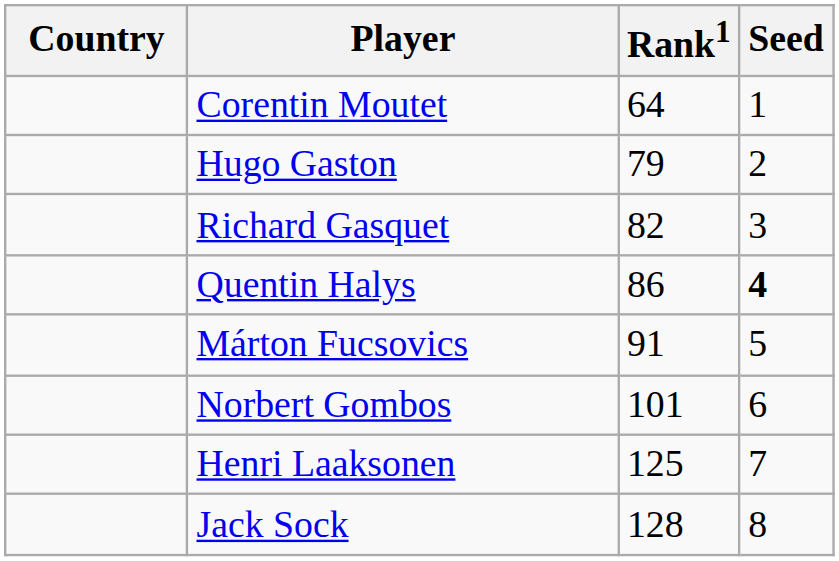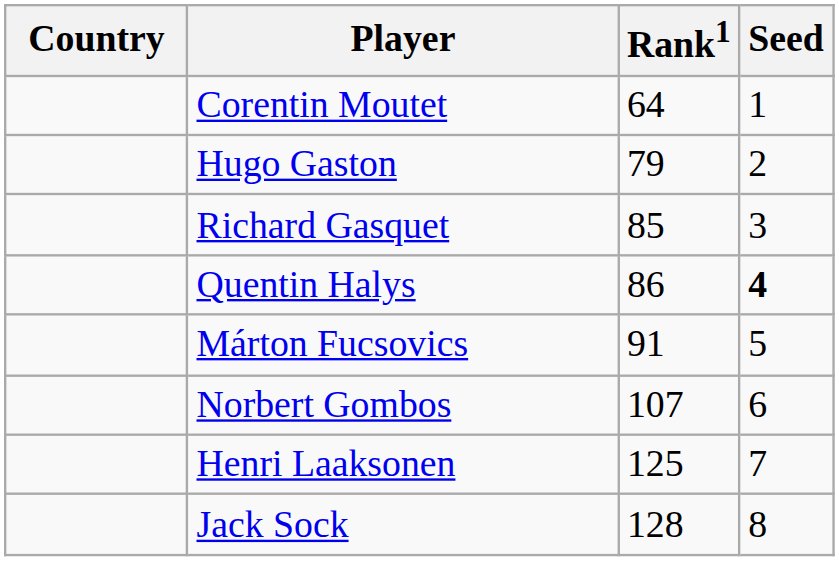(646, 224) 82 -> (646, 224) 85
(655, 403) 101 -> (655, 403) 107
